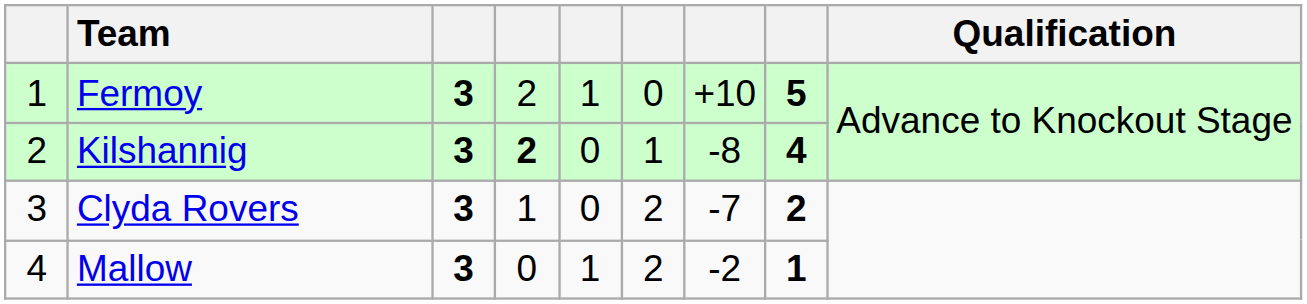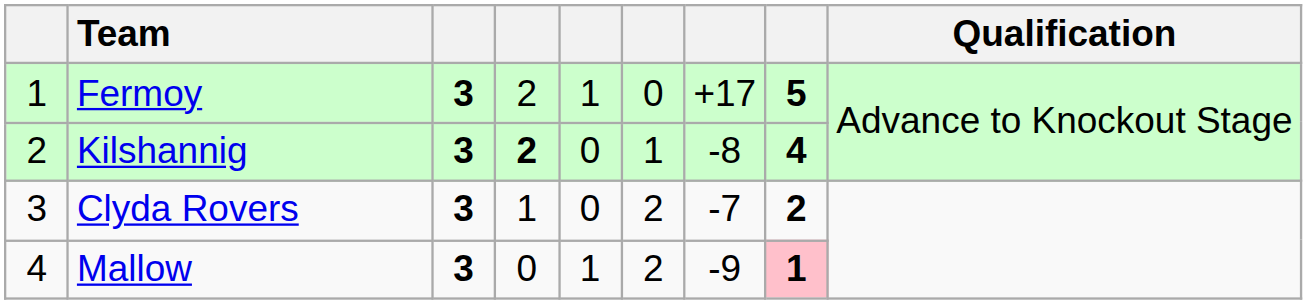(725, 92) +10 -> (725, 92) +17
(725, 268) -2 -> (725, 268) -9
(796, 268) no background -> (796, 268) pink background
